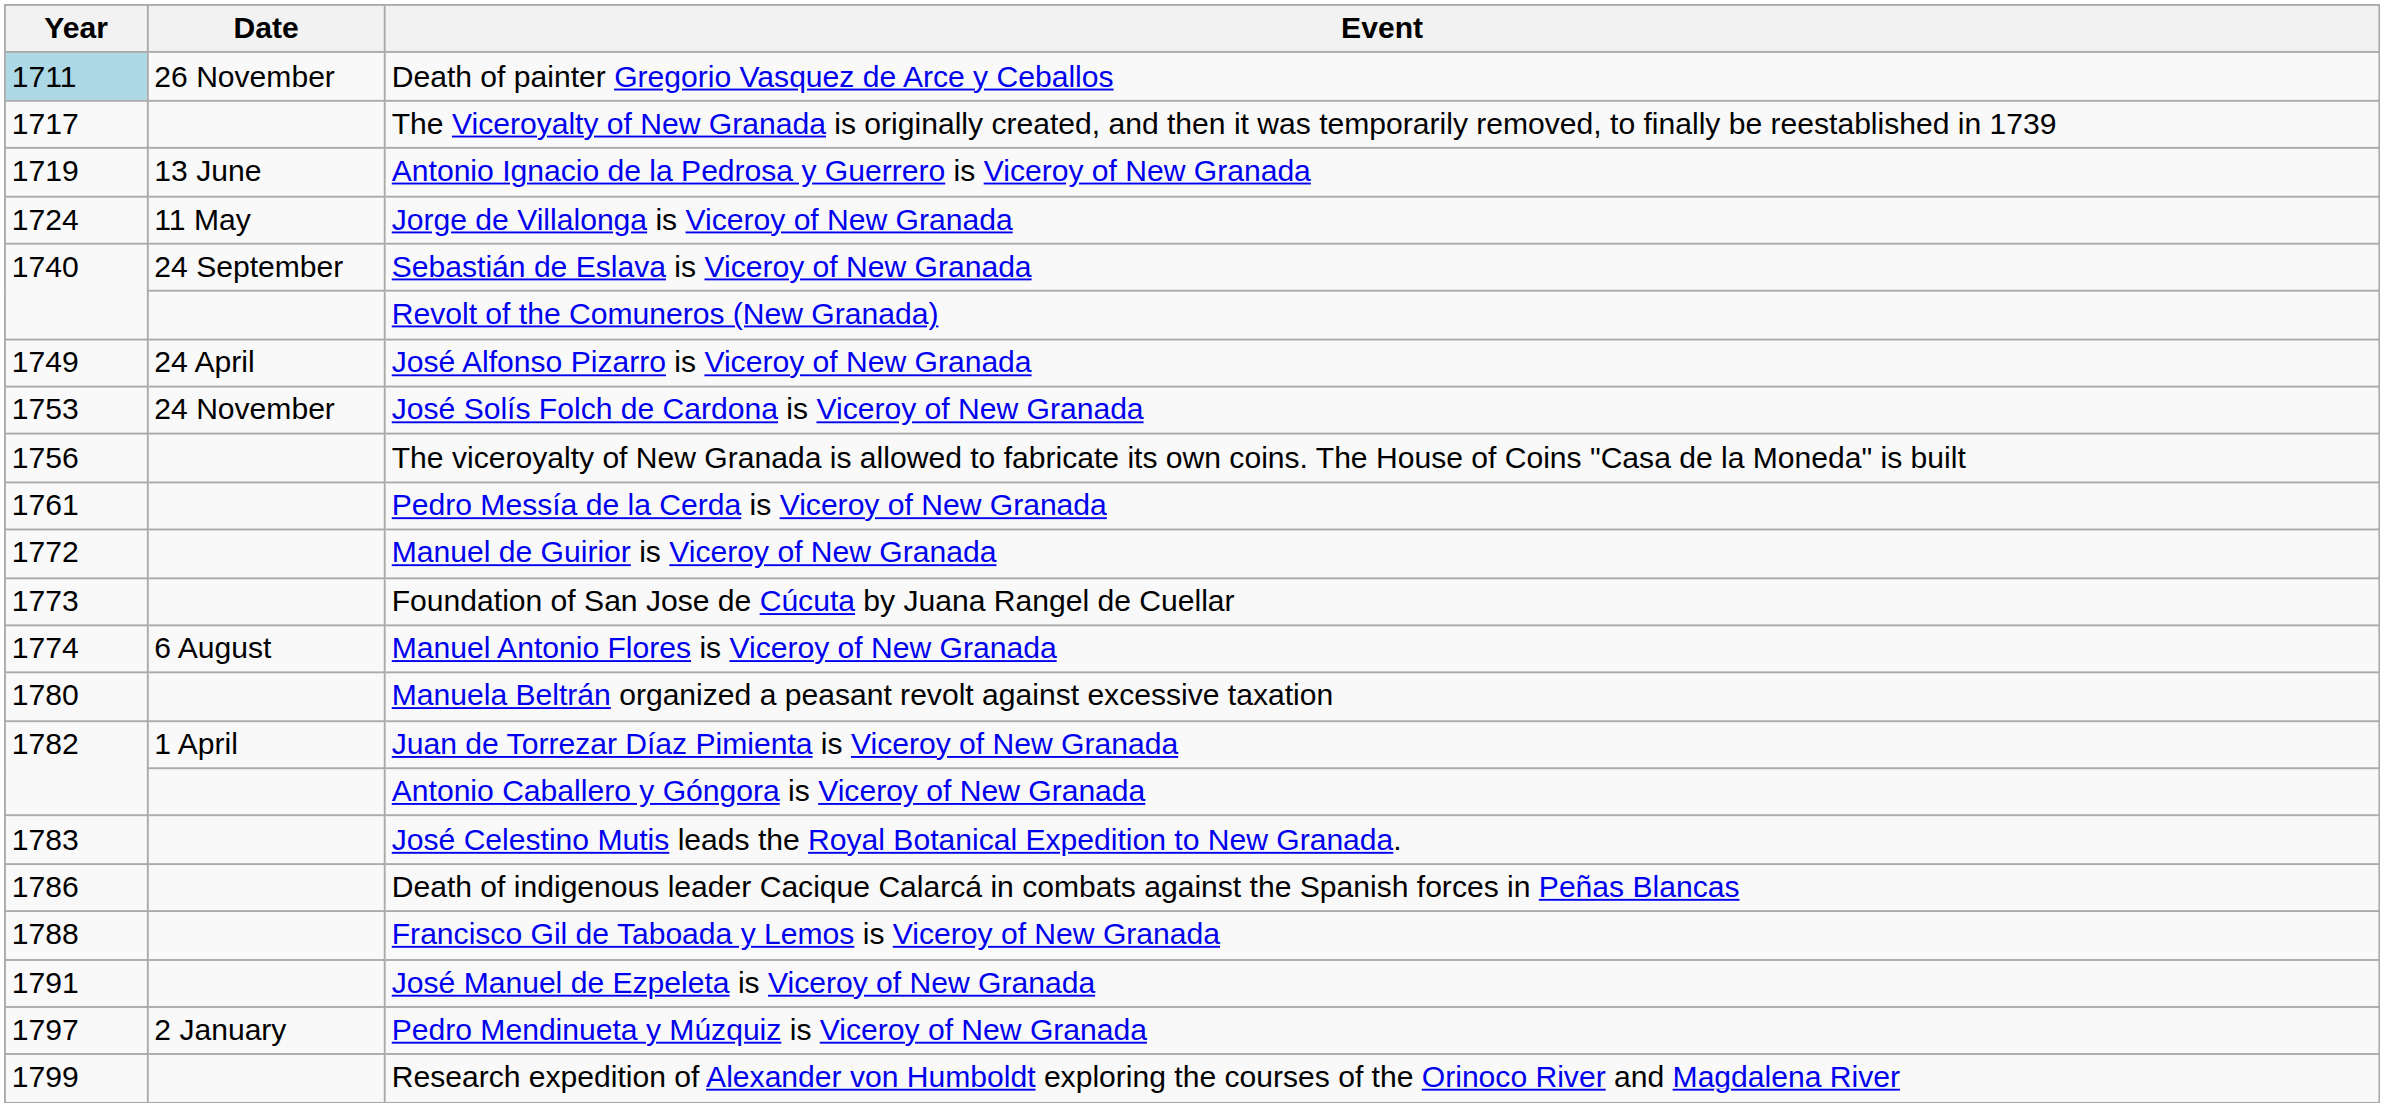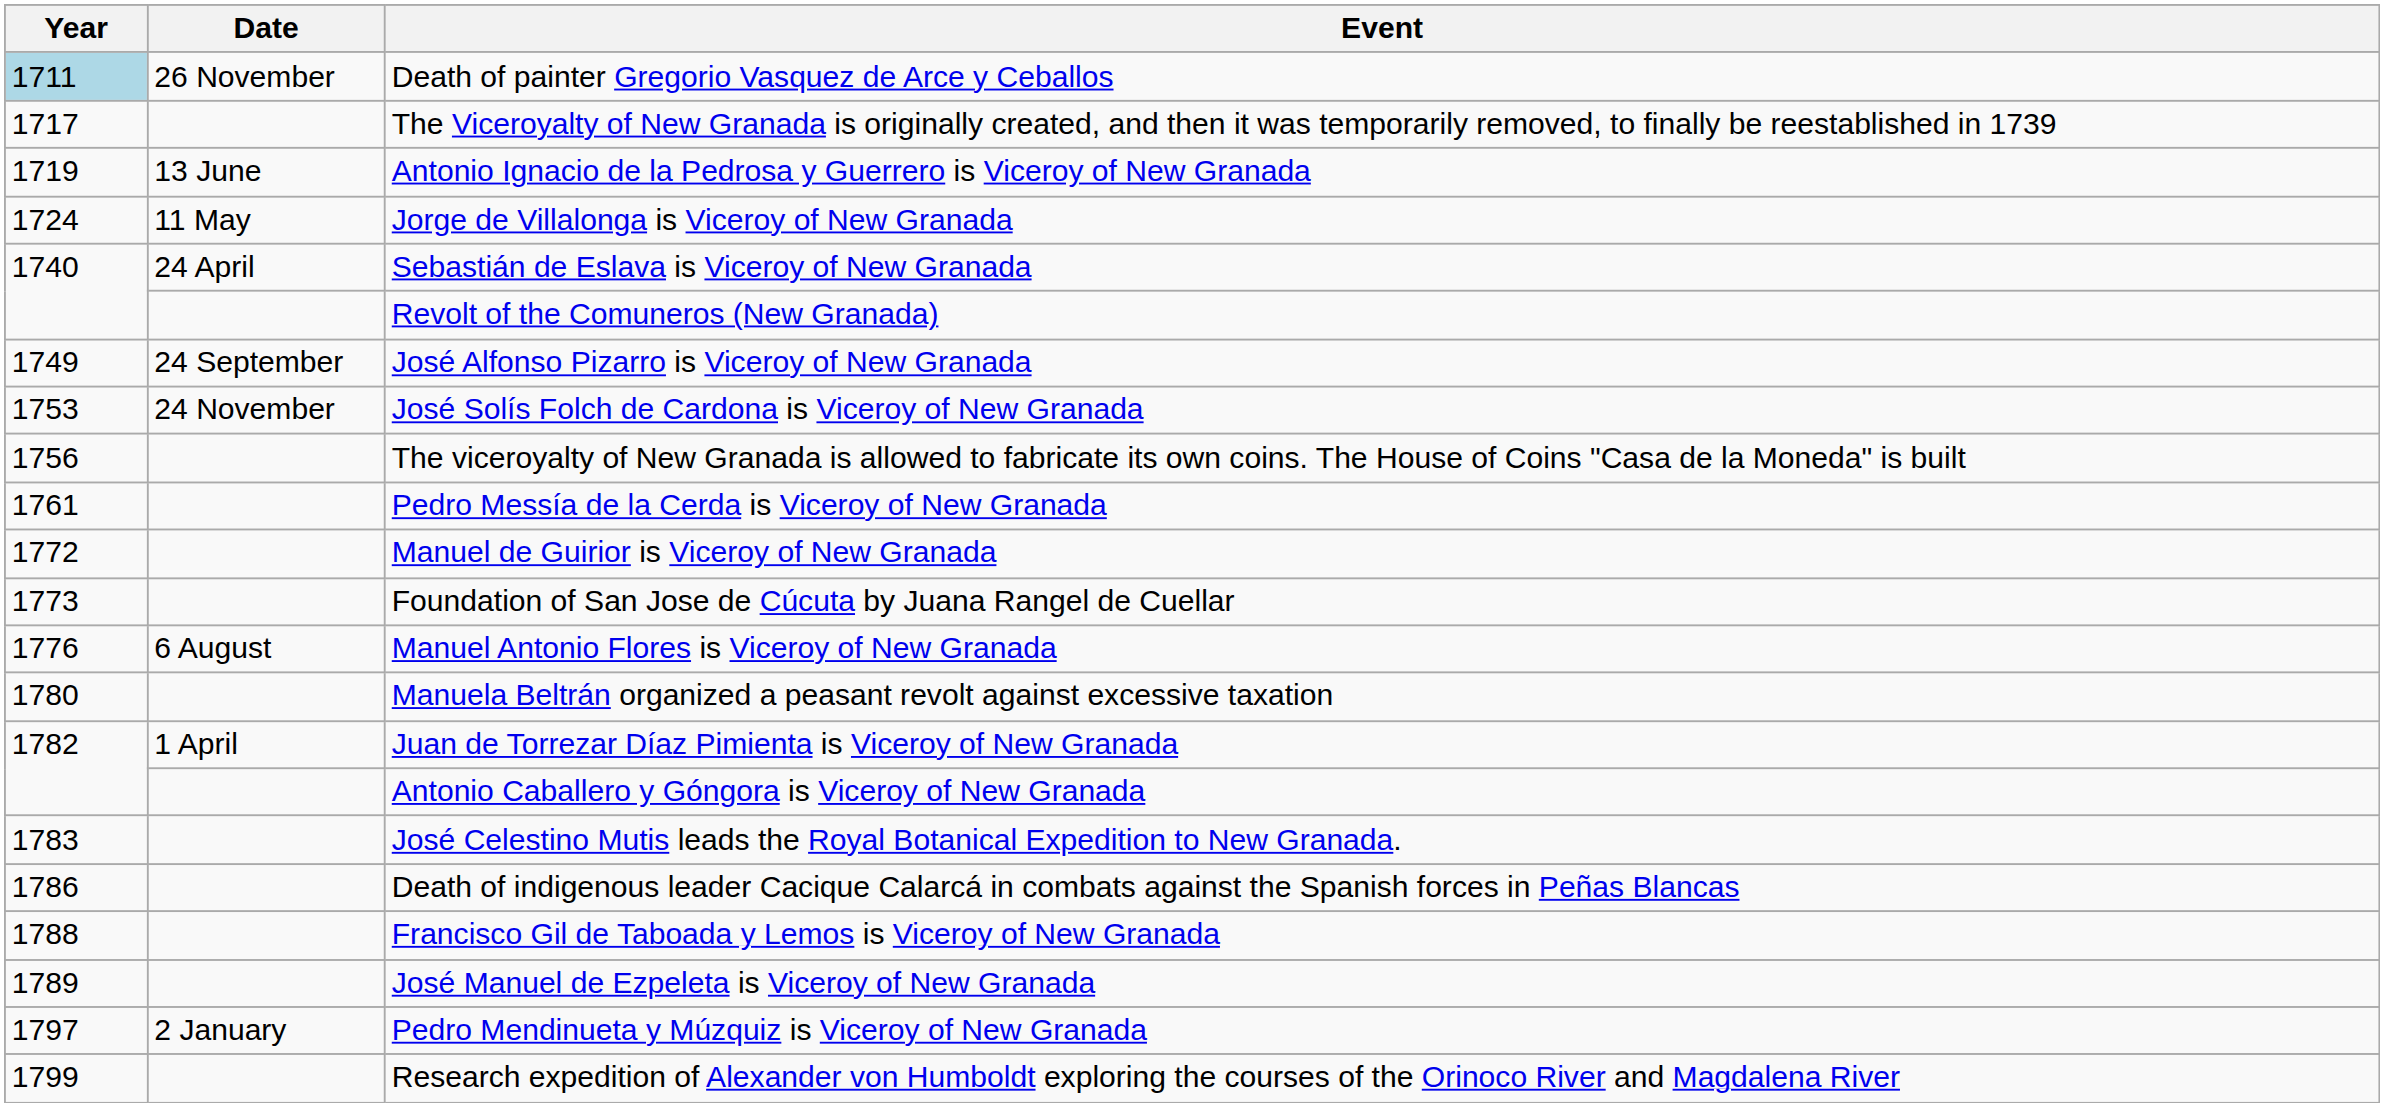(249, 266) 24 September -> (204, 266) 24 April
(204, 362) 24 April -> (249, 362) 24 September
(45, 648) 1774 -> (45, 648) 1776
(45, 982) 1791 -> (45, 982) 1789
